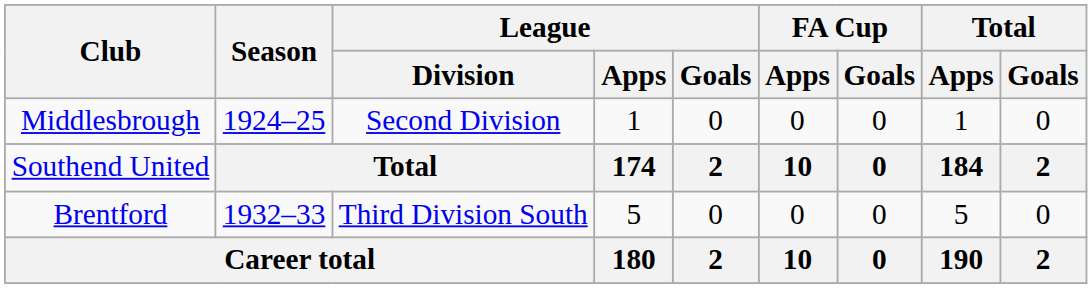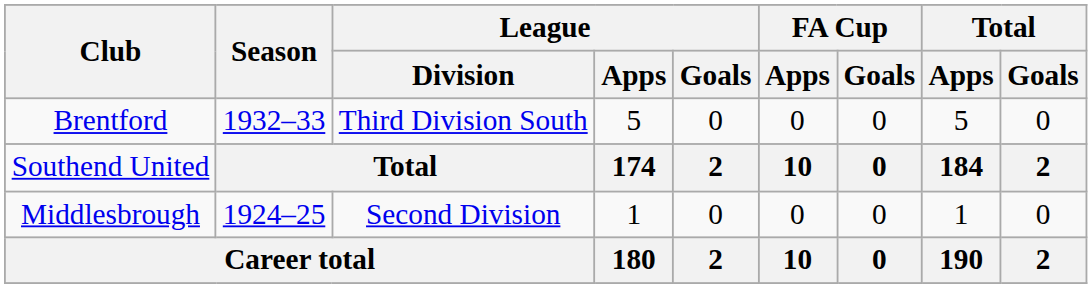rows swapped: (110, 120) <-> (110, 213)
